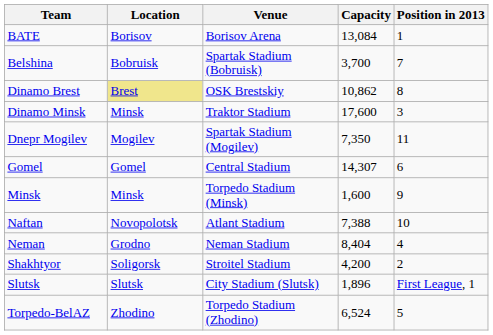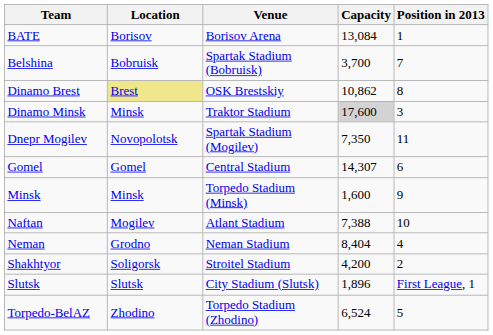(359, 111) no background -> (359, 111) lightgrey background
(133, 139) Mogilev -> (144, 139) Novopolotsk
(144, 222) Novopolotsk -> (133, 222) Mogilev
